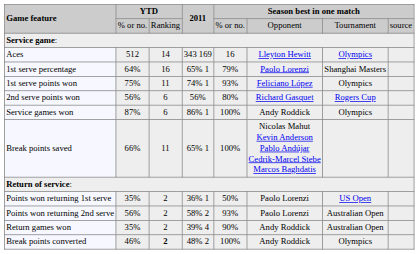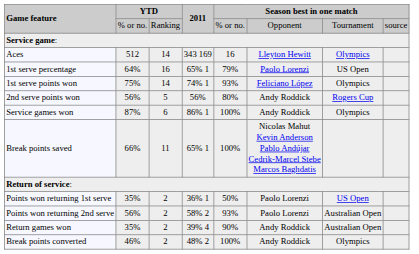(355, 69) Shanghai Masters -> (353, 69) US Open
(166, 83) 11 -> (166, 83) 14
(166, 98) 6 -> (166, 98) 5
(285, 98) Richard Gasquet -> (285, 98) Andy Roddick
(166, 242) bold -> (166, 242) normal
